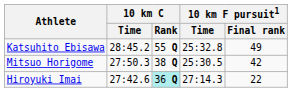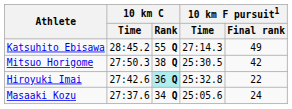(202, 47) 25:32.8 -> (202, 47) 27:14.3
(202, 79) 27:14.3 -> (202, 79) 25:32.8
+ row: (41, 95)
